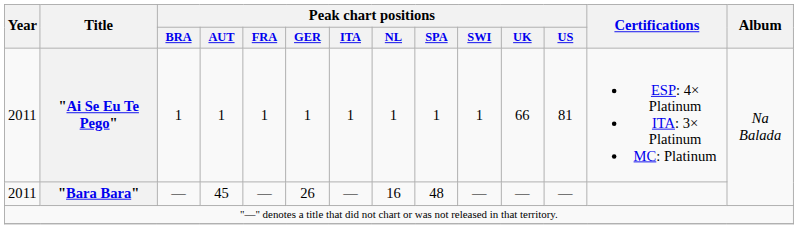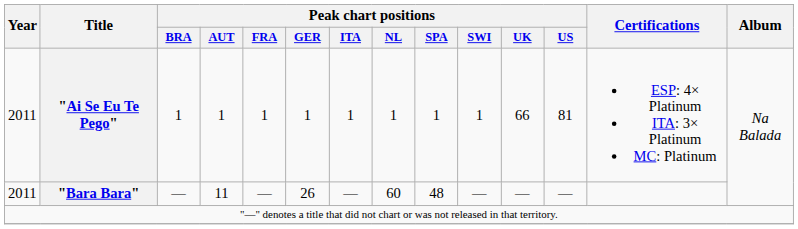(221, 193) 45 -> (221, 193) 11
(393, 193) 16 -> (393, 193) 60
